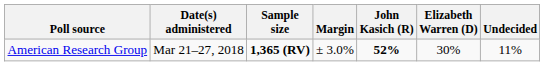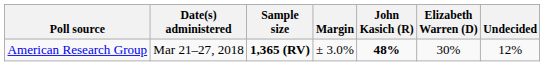(387, 50) 52% -> (387, 50) 48%
(510, 50) 11% -> (510, 50) 12%
